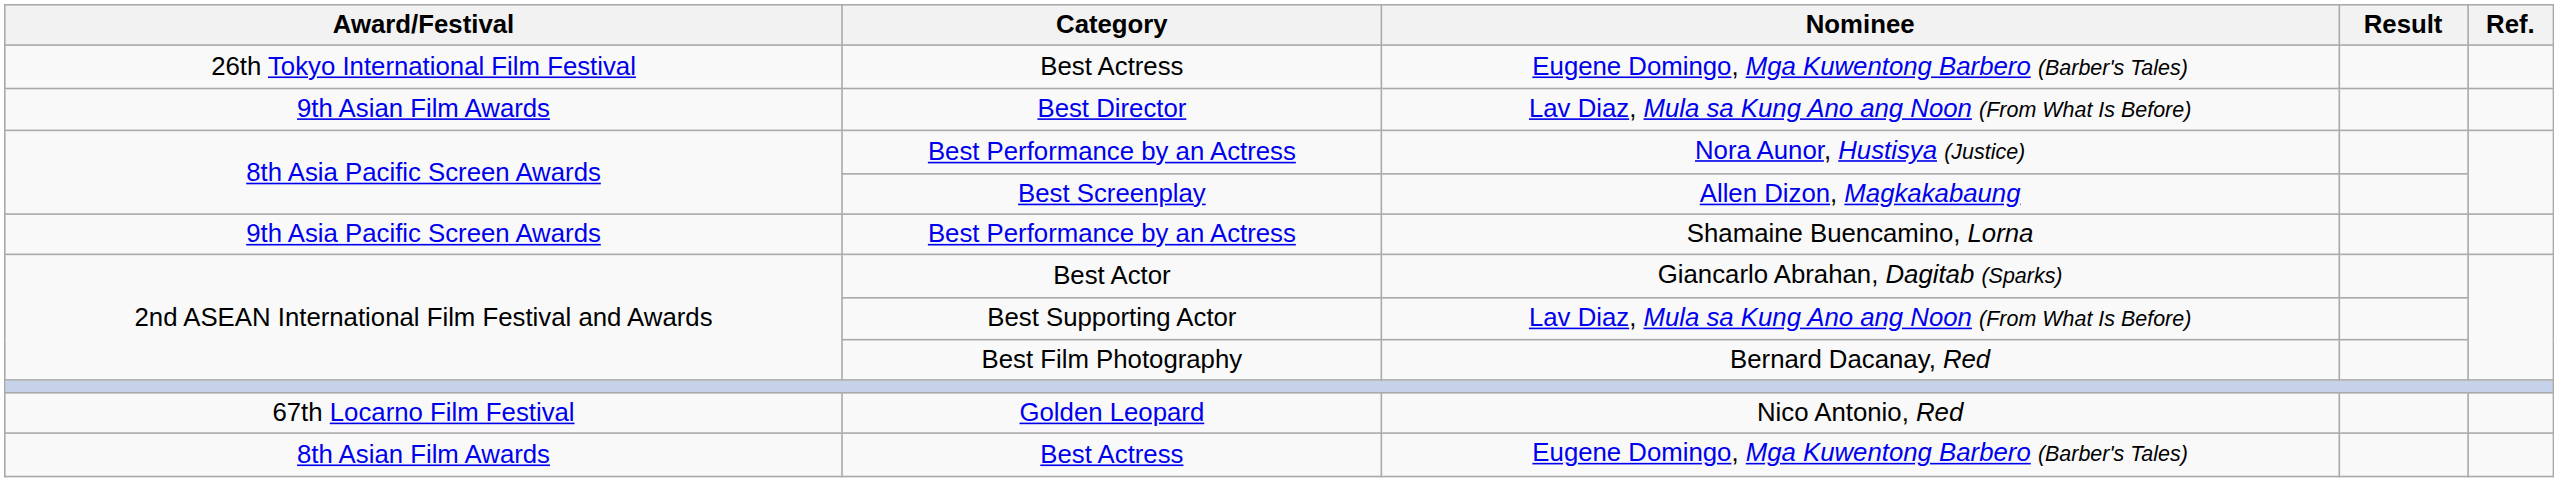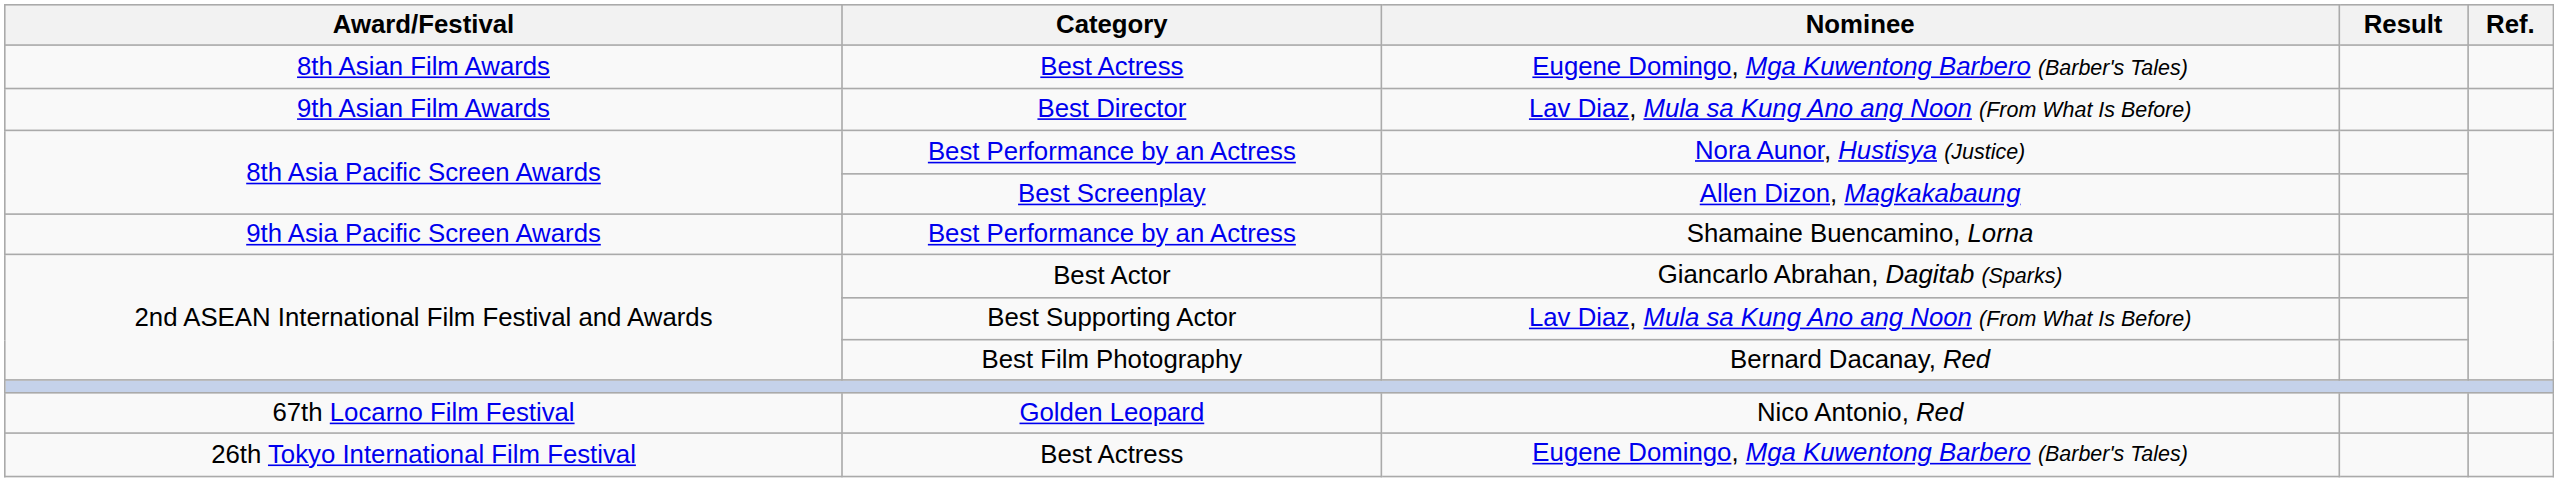rows swapped: (424, 454) <-> (424, 66)
